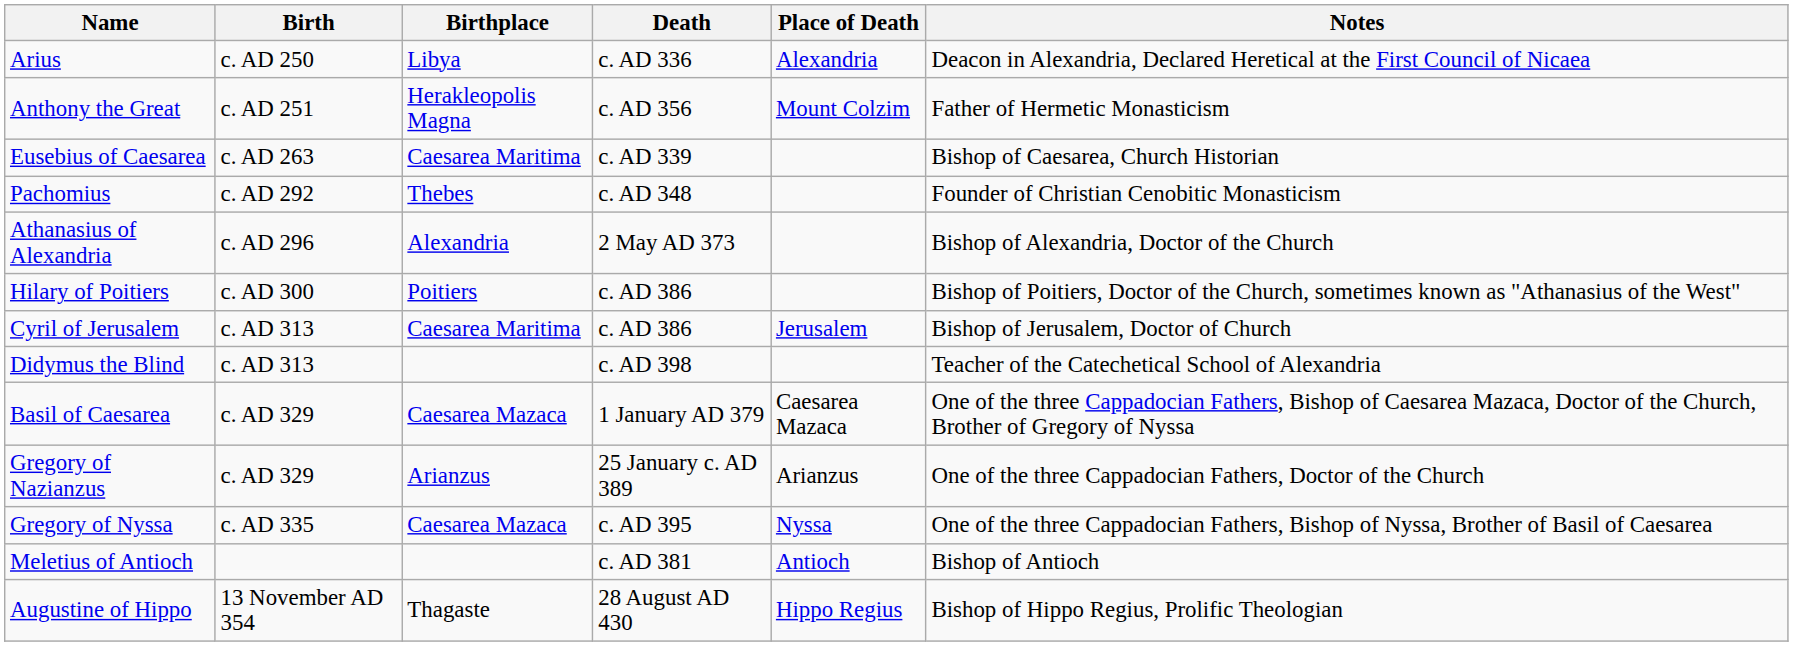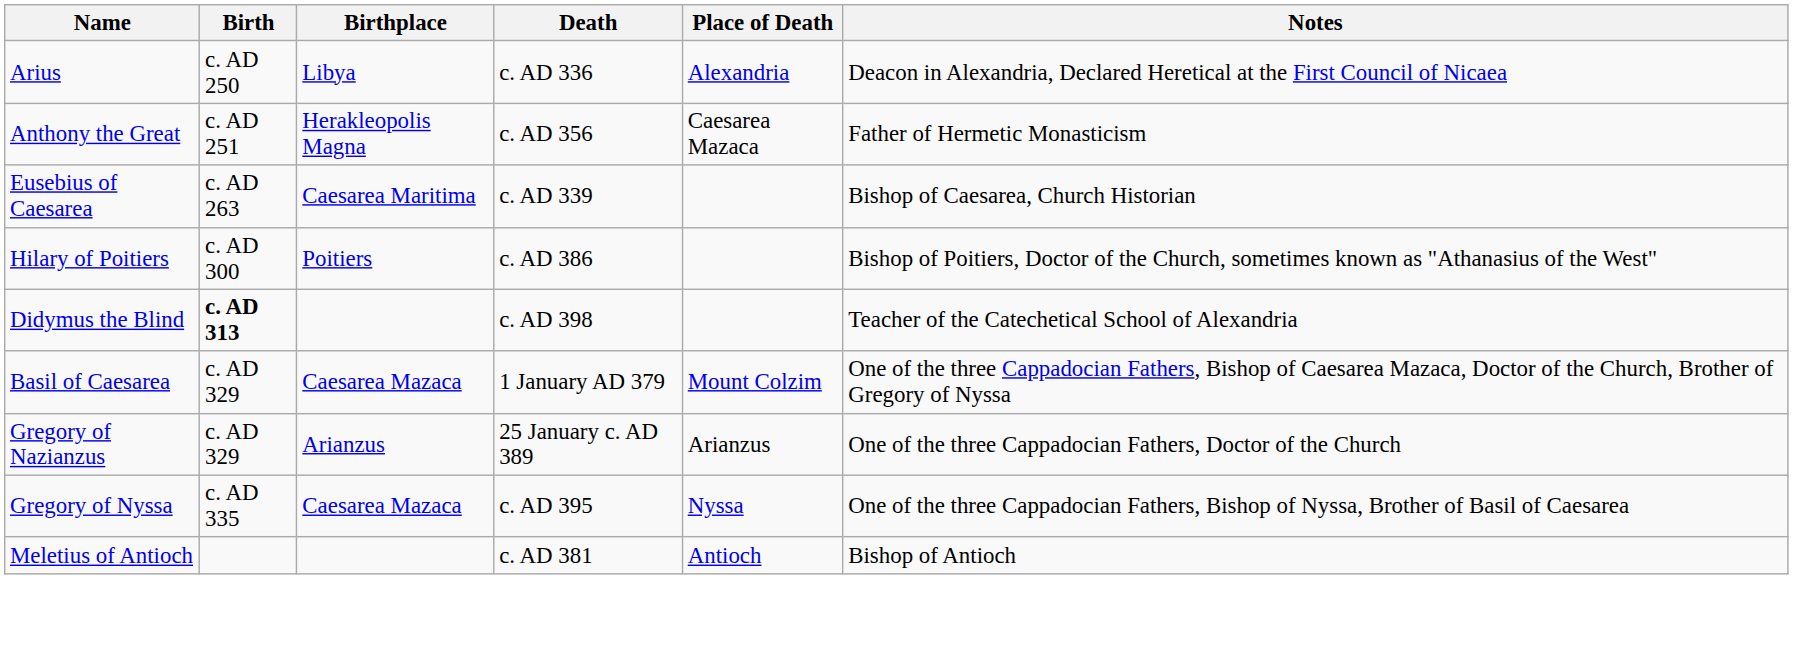(843, 108) Mount Colzim -> (729, 133) Caesarea Mazaca
- row: (60, 193)
- row: (73, 242)
- row: (95, 328)
(267, 364) normal -> (232, 319) bold
(817, 413) Caesarea Mazaca -> (755, 381) Mount Colzim
- row: (101, 610)
